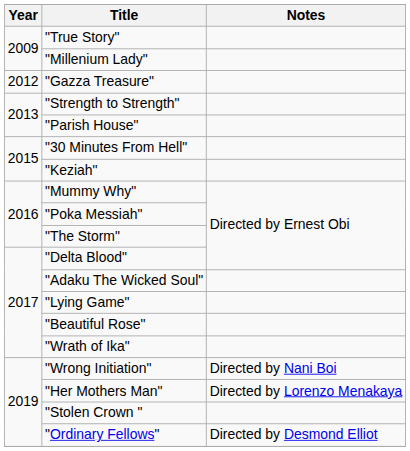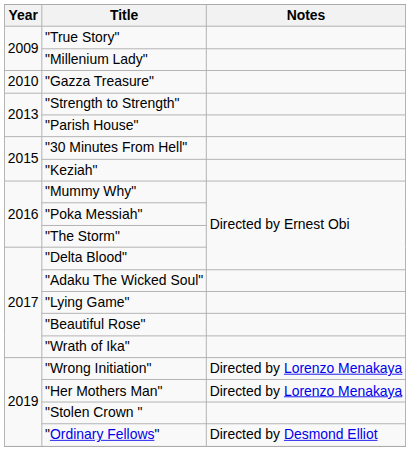(23, 81) 2012 -> (23, 81) 2010
(273, 368) Directed by Nani Boi -> (306, 368) Directed by Lorenzo Menakaya
